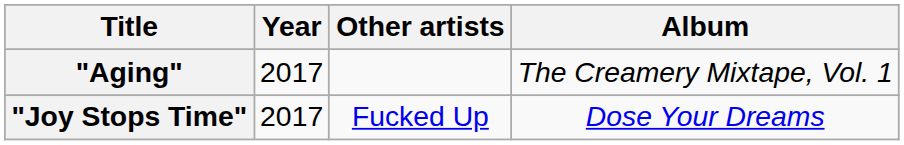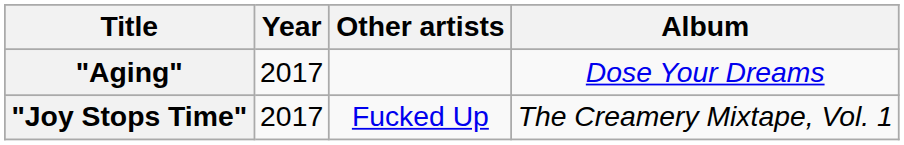(705, 71) The Creamery Mixtape, Vol. 1 -> (705, 71) Dose Your Dreams
(705, 116) Dose Your Dreams -> (705, 116) The Creamery Mixtape, Vol. 1
